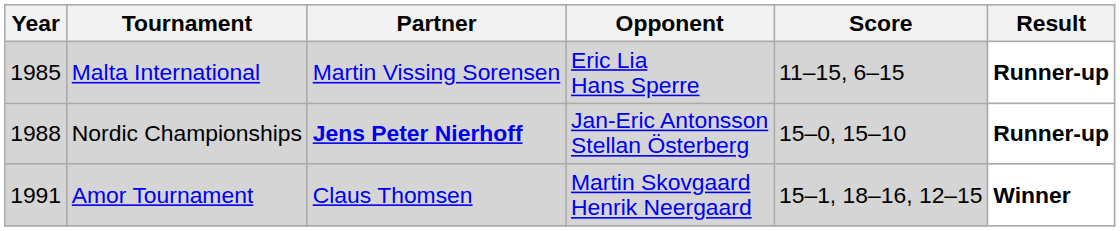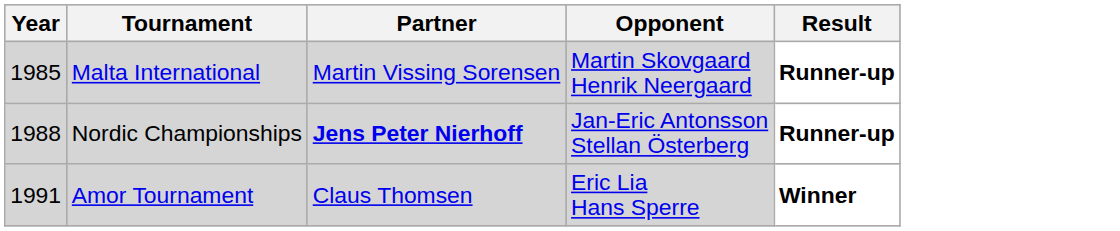- column: (881, 23)
(635, 72) Eric Lia Hans Sperre -> (661, 72) Martin Skovgaard Henrik Neergaard
(661, 195) Martin Skovgaard Henrik Neergaard -> (635, 195) Eric Lia Hans Sperre
